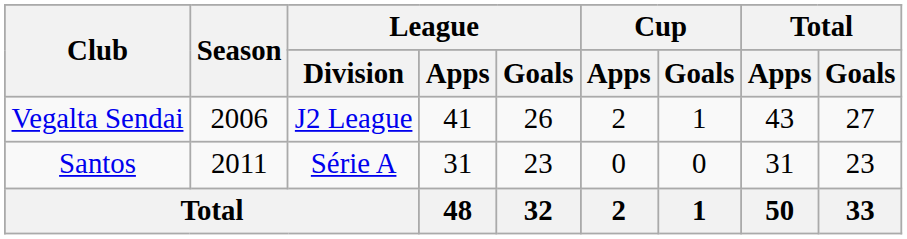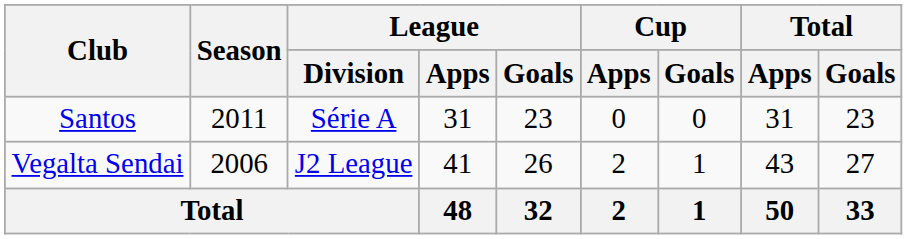rows swapped: (98, 118) <-> (98, 164)
